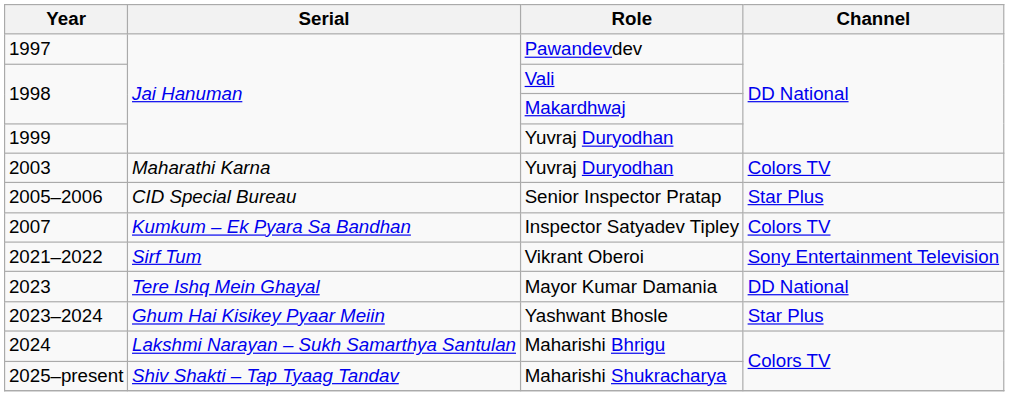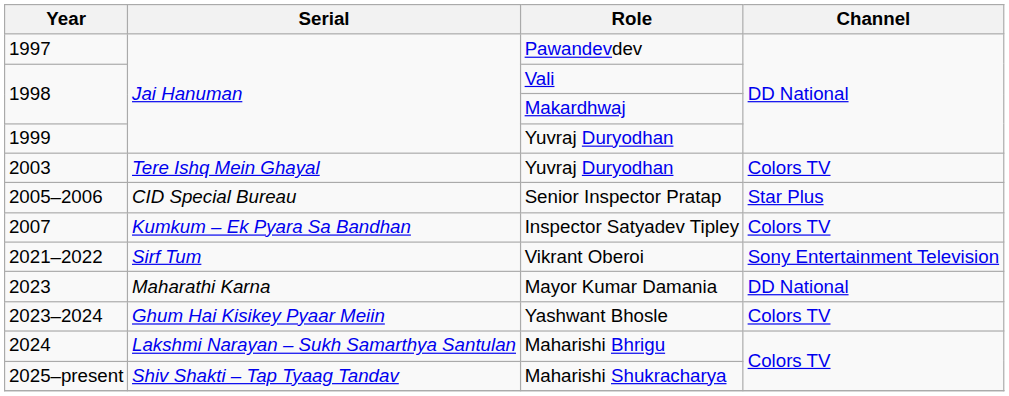(201, 167) Maharathi Karna -> (226, 167) Tere Ishq Mein Ghayal
(226, 286) Tere Ishq Mein Ghayal -> (201, 286) Maharathi Karna
(786, 316) Star Plus -> (789, 316) Colors TV
